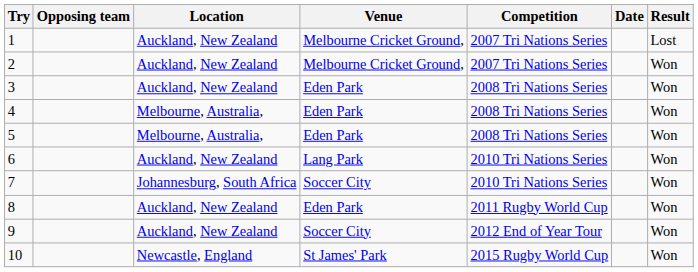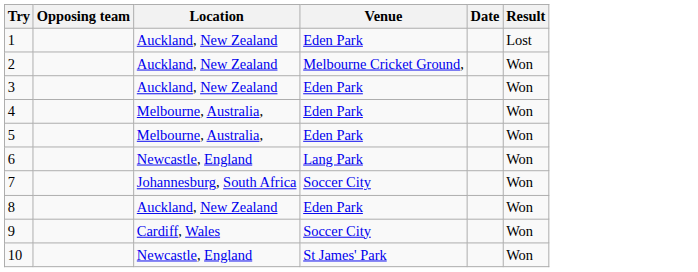- column: (539, 16)
(384, 40) Melbourne Cricket Ground, -> (333, 40) Eden Park
(207, 159) Auckland, New Zealand -> (195, 159) Newcastle, England
(207, 230) Auckland, New Zealand -> (178, 230) Cardiff, Wales
